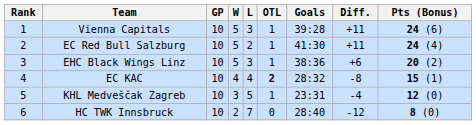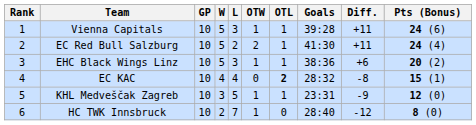+ column: (256, 13)
(355, 95) -4 -> (362, 95) -9
